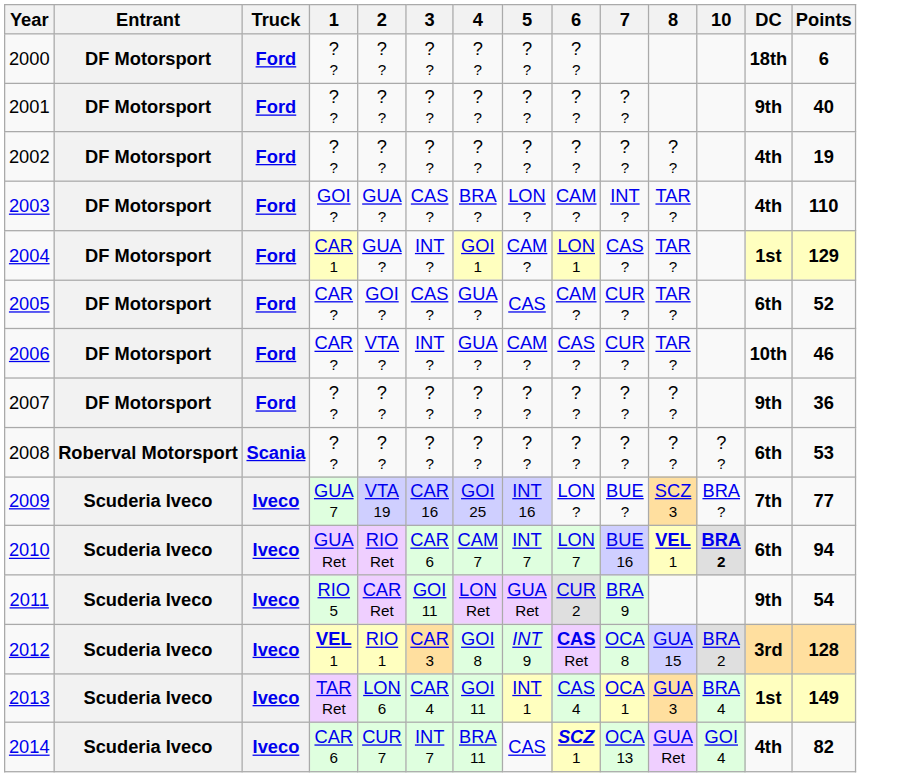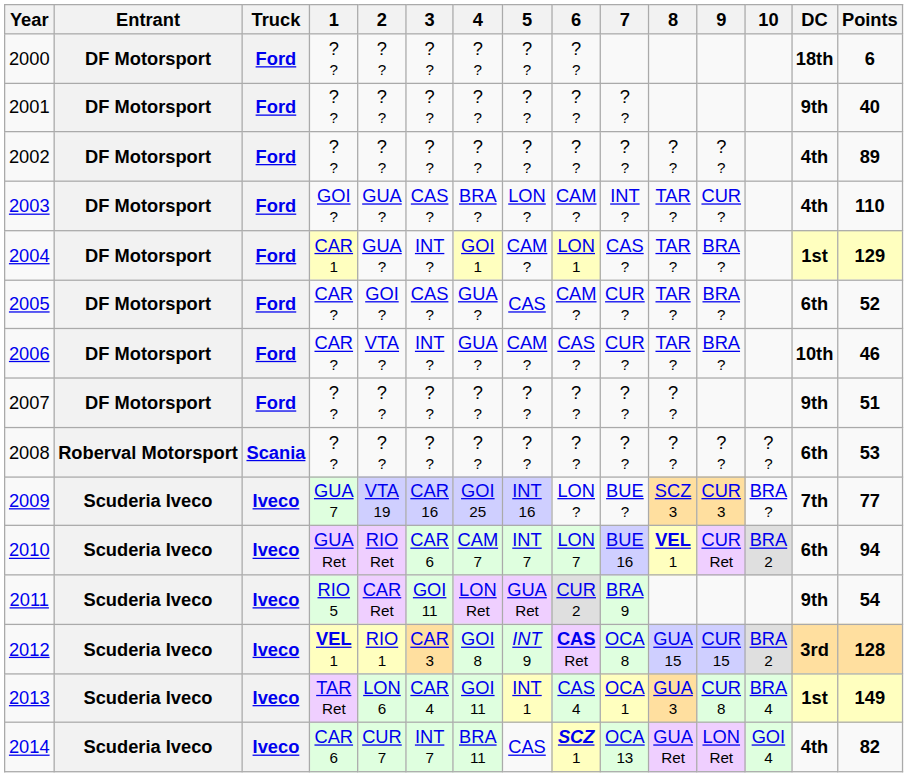+ column: (721, 19)
(824, 157) 19 -> (870, 157) 89
(824, 403) 36 -> (870, 403) 51
(721, 551) bold -> (768, 551) normal
